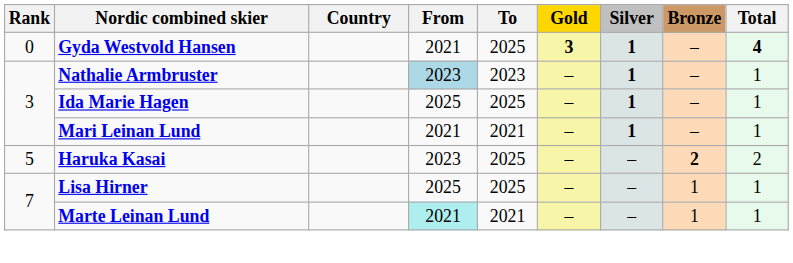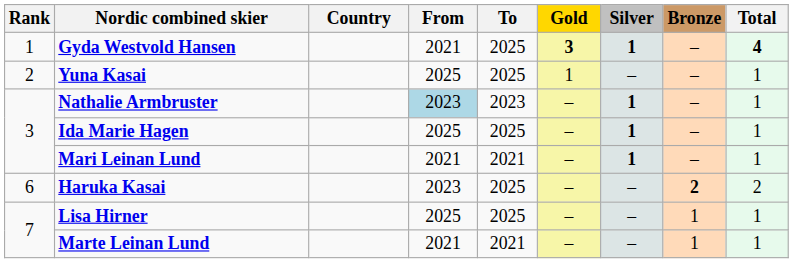(29, 46) 0 -> (29, 46) 1
+ row: (102, 74)
(29, 159) 5 -> (29, 187) 6
(443, 215) paleturquoise background -> (443, 243) no background
